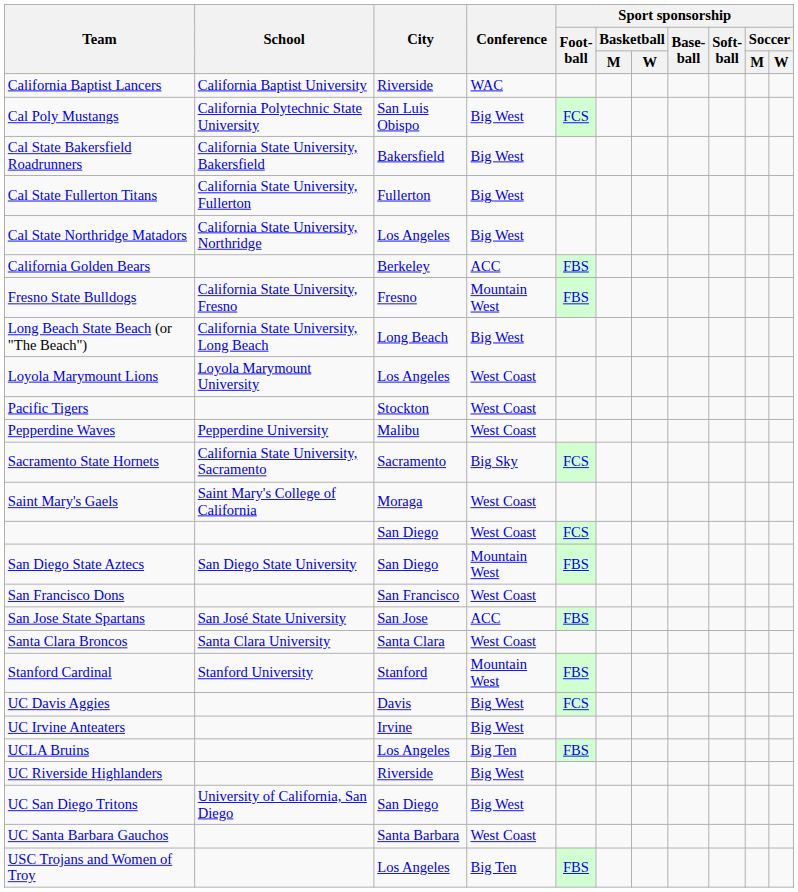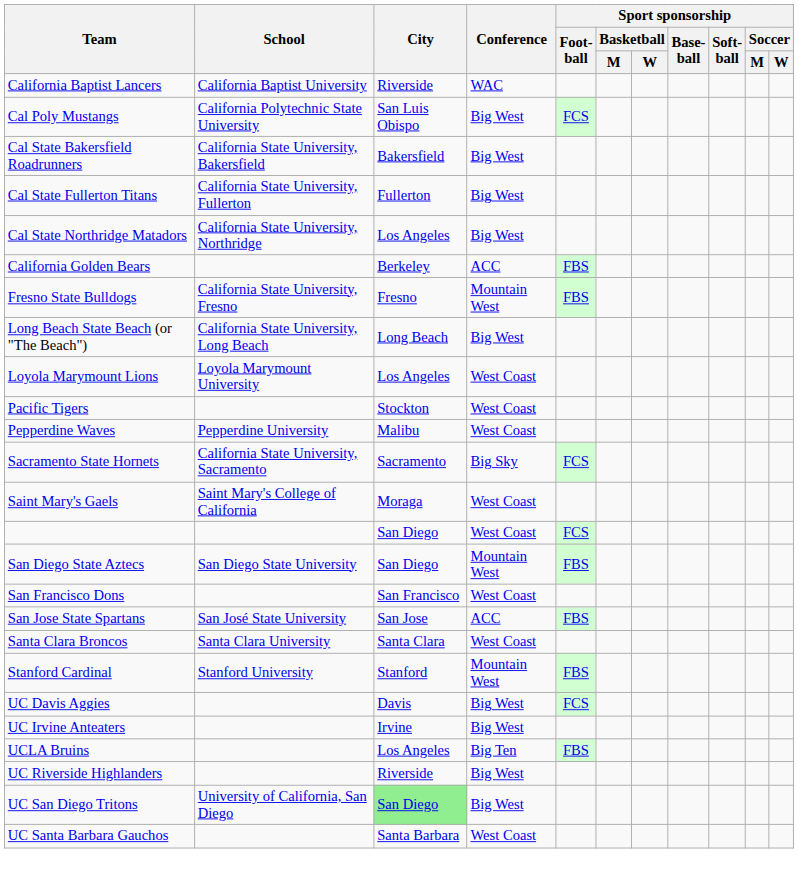(408, 804) no background -> (408, 804) lightgreen background
- row: (90, 867)
